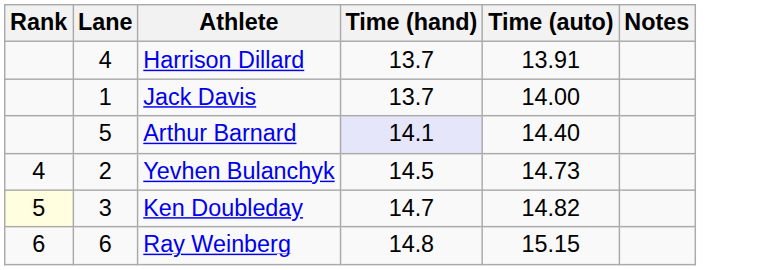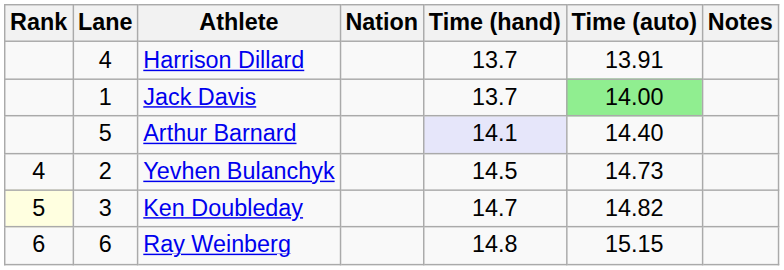+ column: (382, 23)
(551, 97) no background -> (634, 97) lightgreen background
